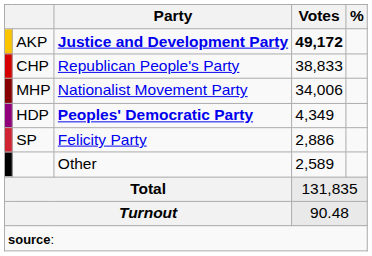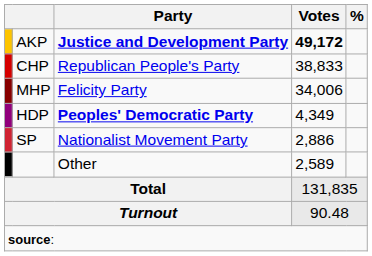(153, 90) Nationalist Movement Party -> (102, 90) Felicity Party
(102, 139) Felicity Party -> (153, 139) Nationalist Movement Party
